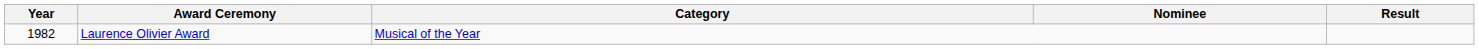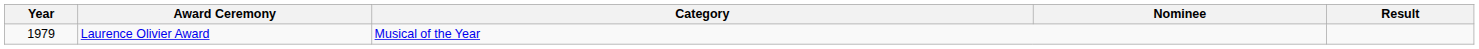(41, 34) 1982 -> (41, 34) 1979
